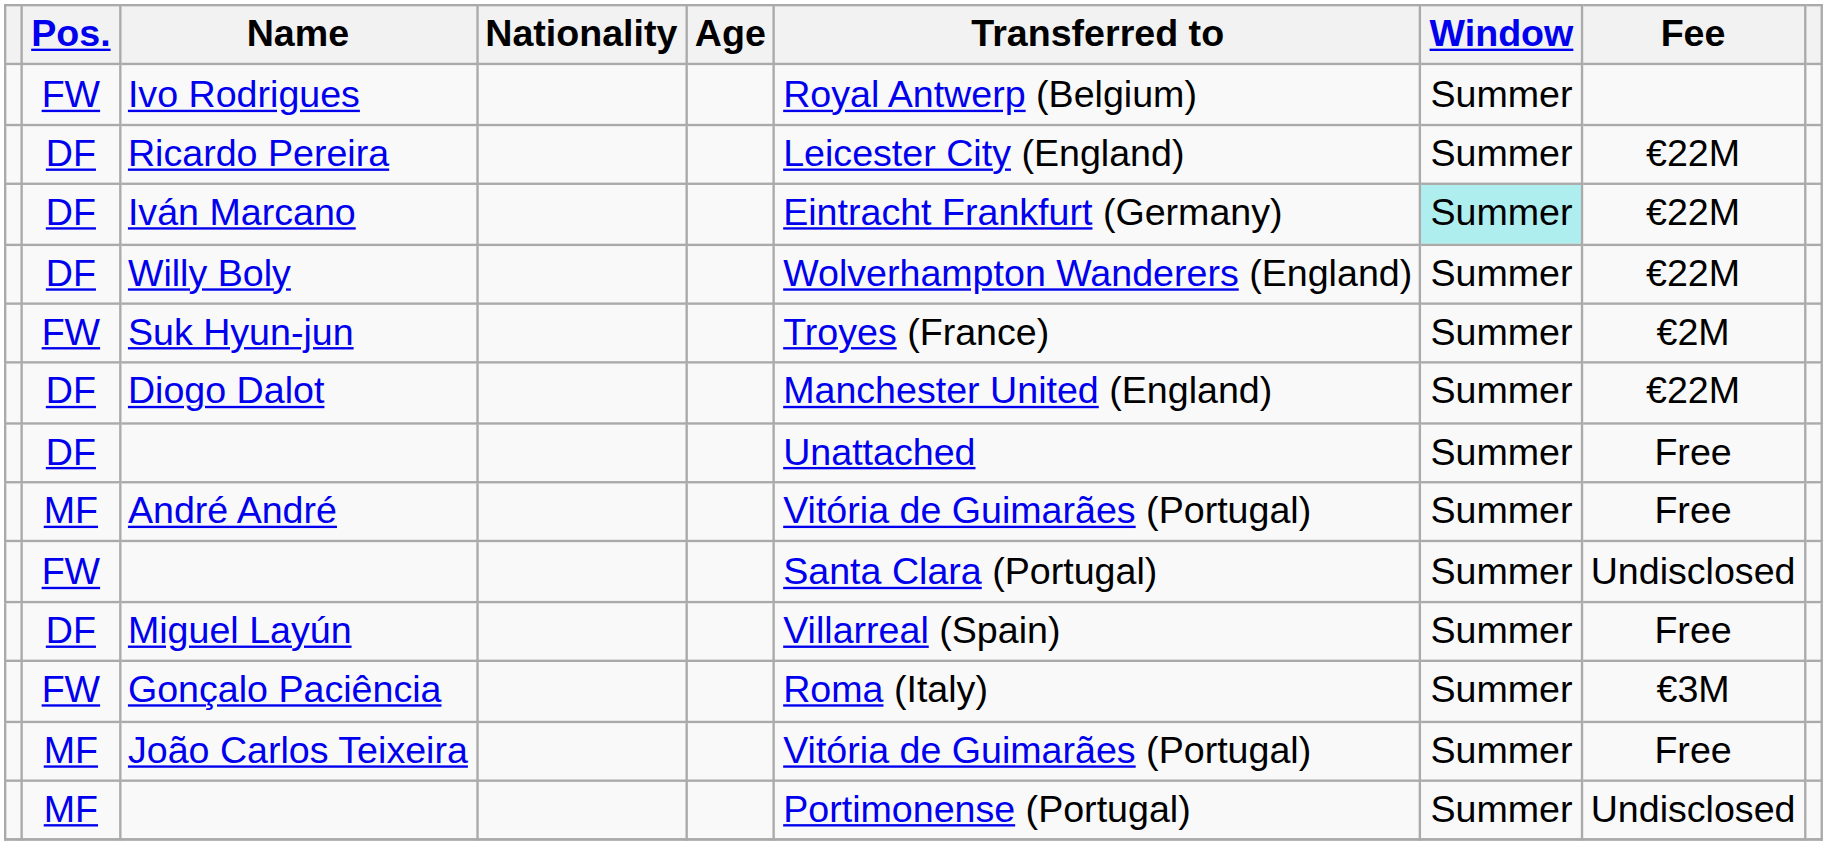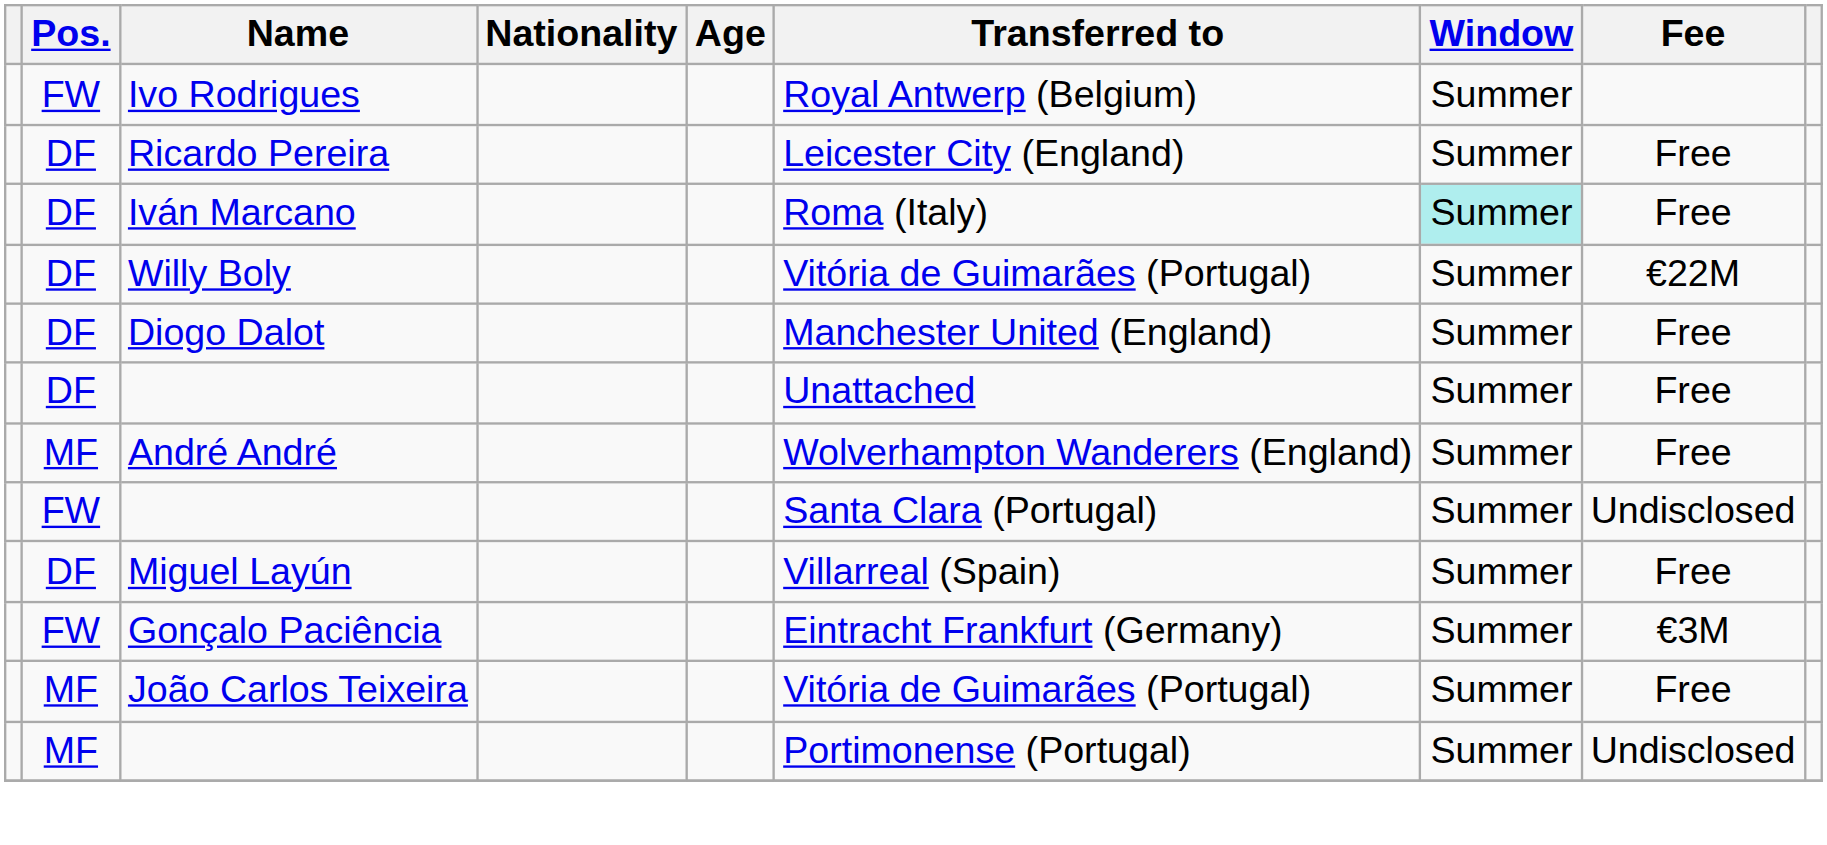(1693, 153) €22M -> (1693, 153) Free
(1033, 213) Eintracht Frankfurt (Germany) -> (886, 213) Roma (Italy)
(1693, 213) €22M -> (1693, 213) Free
(1098, 272) Wolverhampton Wanderers (England) -> (1047, 272) Vitória de Guimarães (Portugal)
- row: (71, 332)
(1693, 392) €22M -> (1693, 332) Free
(1047, 511) Vitória de Guimarães (Portugal) -> (1098, 451) Wolverhampton Wanderers (England)
(886, 690) Roma (Italy) -> (1033, 630) Eintracht Frankfurt (Germany)
